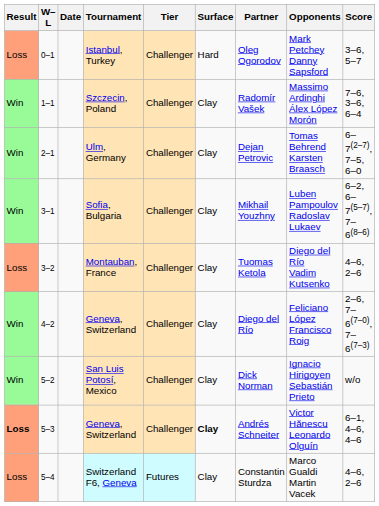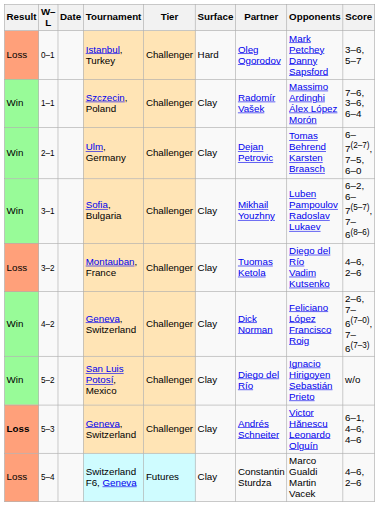(259, 324) Diego del Río -> (255, 324) Dick Norman
(255, 380) Dick Norman -> (259, 380) Diego del Río
(208, 429) bold -> (207, 429) normal
